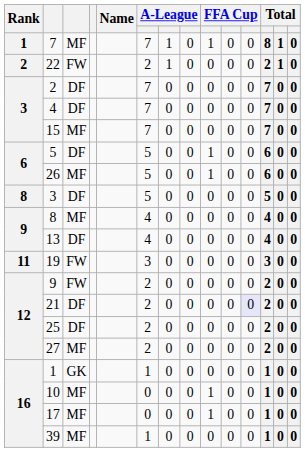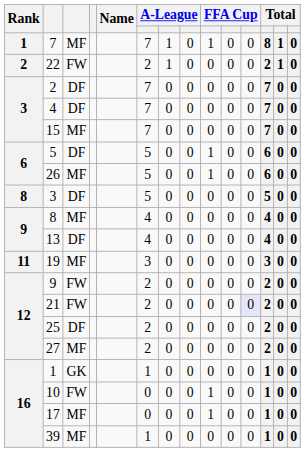(76, 261) FW -> (76, 261) MF
(76, 305) DF -> (76, 305) FW
(76, 392) MF -> (76, 392) FW
